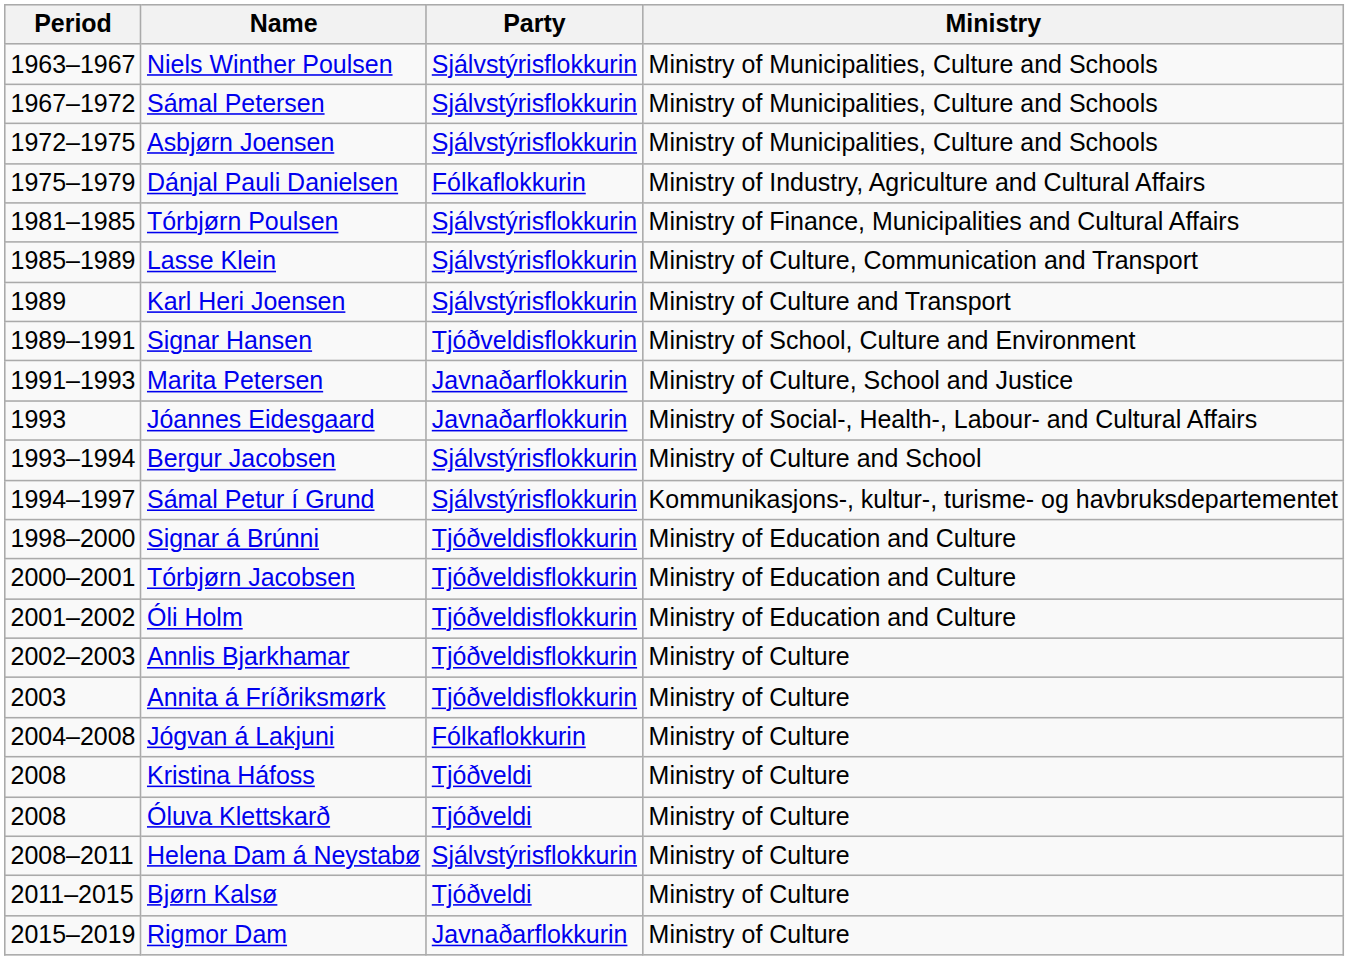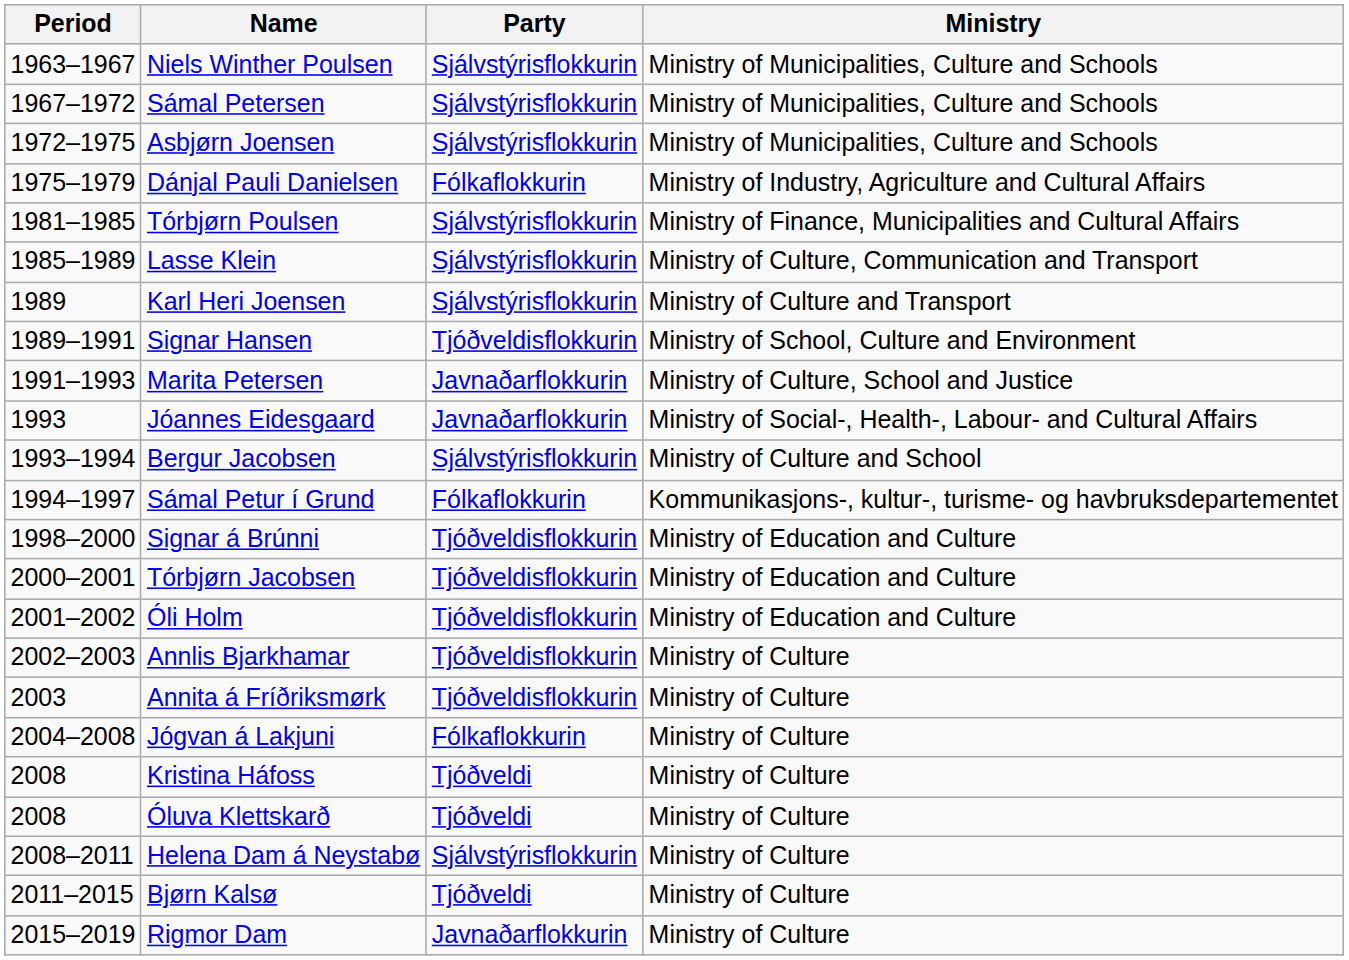(534, 499) Sjálvstýrisflokkurin -> (509, 499) Fólkaflokkurin
